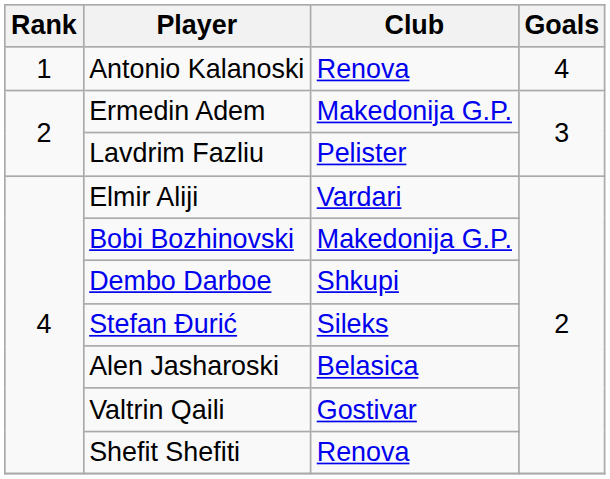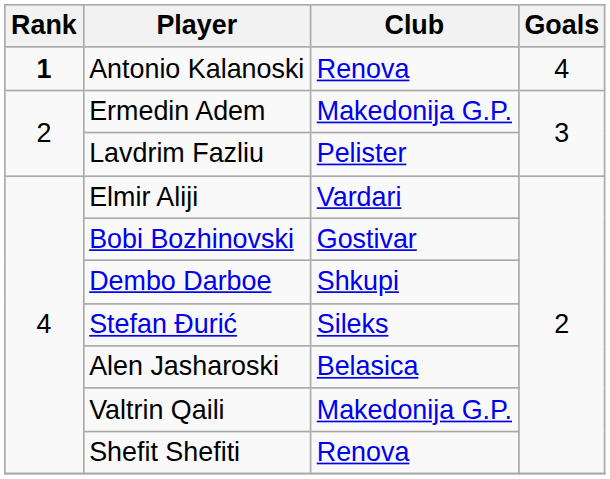(44, 68) normal -> (44, 68) bold
(414, 238) Makedonija G.P. -> (367, 238) Gostivar
(367, 409) Gostivar -> (414, 409) Makedonija G.P.
